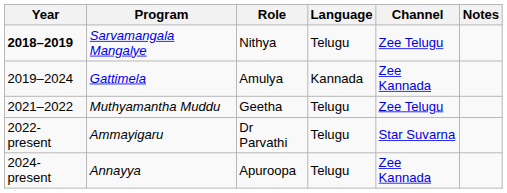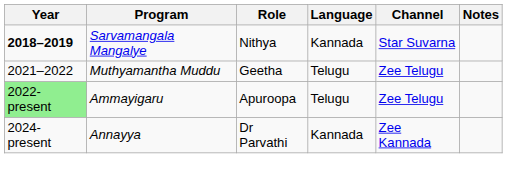(330, 43) Telugu -> (337, 43) Kannada
(411, 43) Zee Telugu -> (417, 43) Star Suvarna
- row: (118, 78)
(29, 135) no background -> (29, 99) lightgreen background
(263, 135) Dr Parvathi -> (268, 99) Apuroopa
(417, 135) Star Suvarna -> (411, 99) Zee Telugu
(268, 170) Apuroopa -> (263, 135) Dr Parvathi
(330, 170) Telugu -> (337, 135) Kannada
